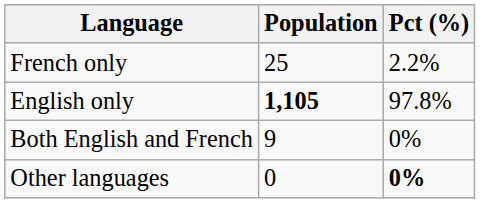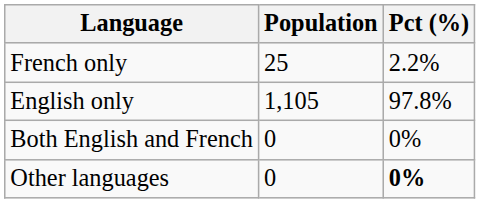(291, 100) bold -> (291, 100) normal
(270, 139) 9 -> (270, 139) 0
